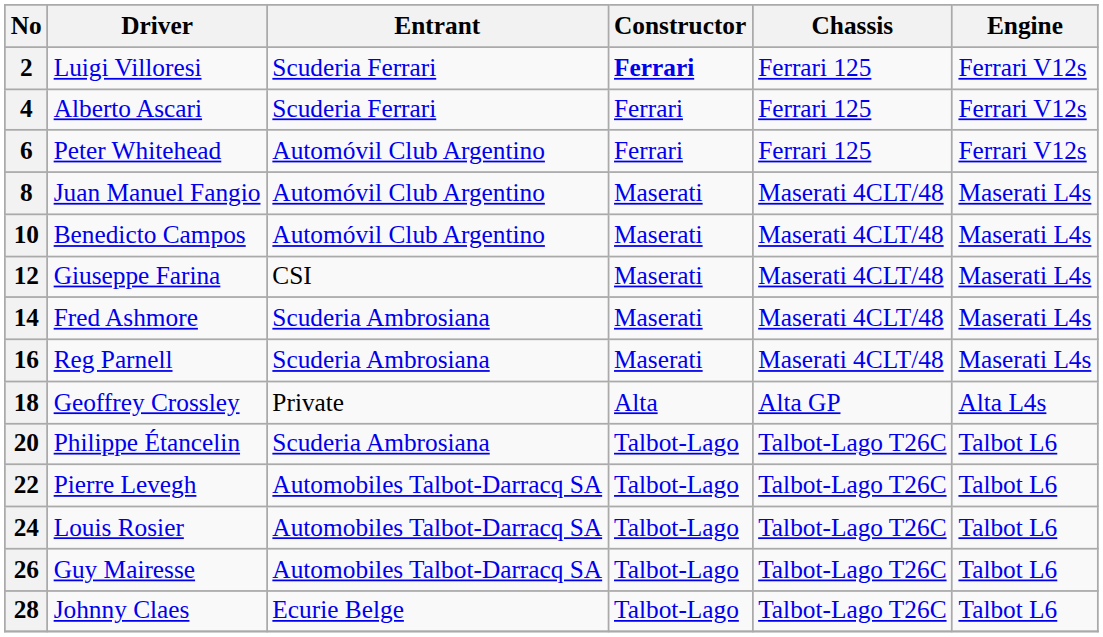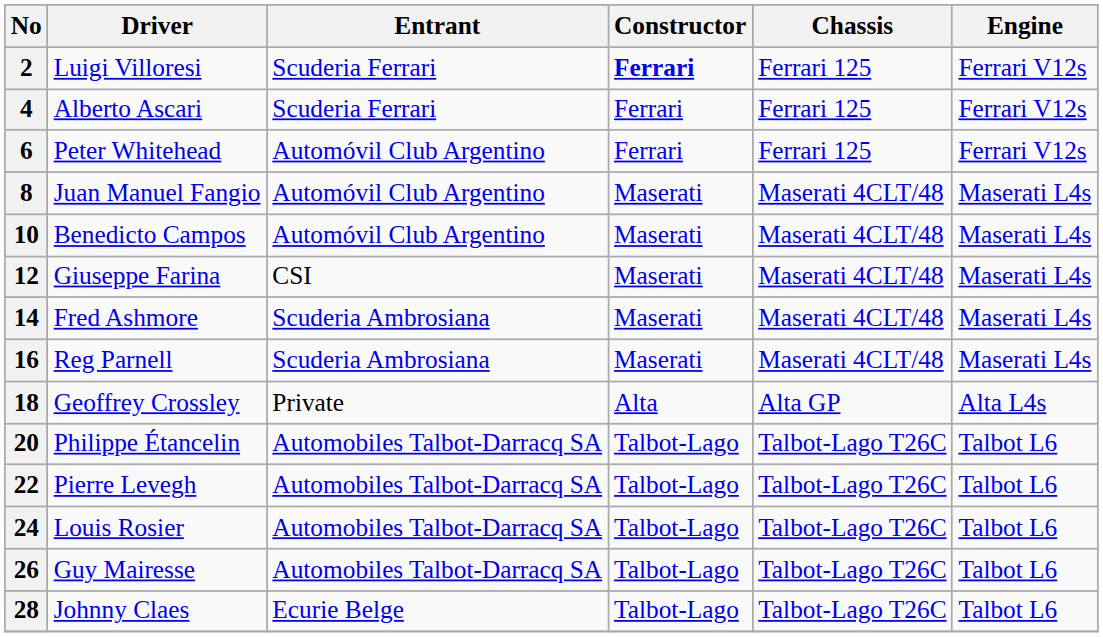(381, 443) Scuderia Ambrosiana -> (437, 443) Automobiles Talbot-Darracq SA
